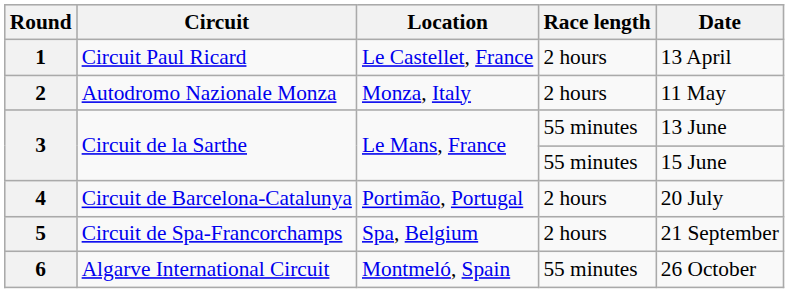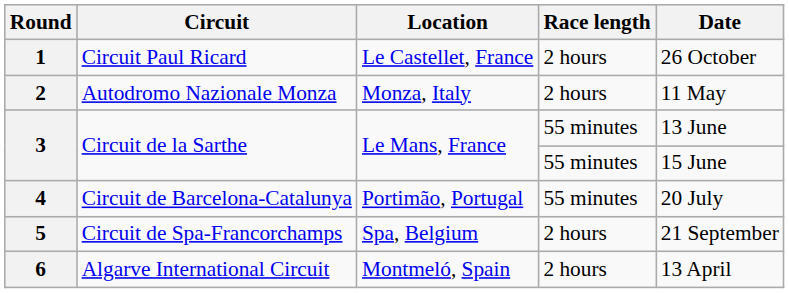(696, 56) 13 April -> (709, 56) 26 October
(575, 197) 2 hours -> (591, 197) 55 minutes
(591, 268) 55 minutes -> (575, 268) 2 hours
(709, 268) 26 October -> (696, 268) 13 April
